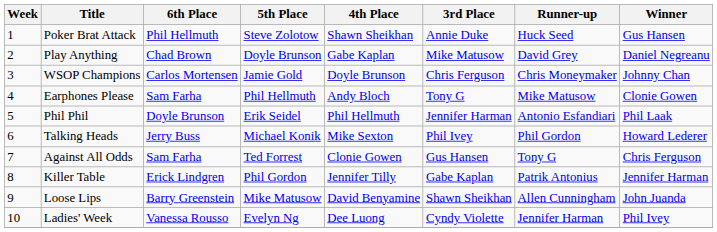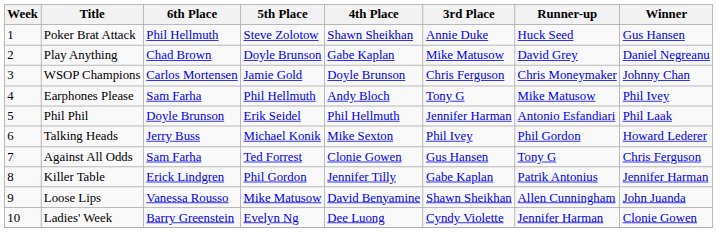(660, 95) Clonie Gowen -> (646, 95) Phil Ivey
(190, 197) Barry Greenstein -> (187, 197) Vanessa Rousso
(187, 217) Vanessa Rousso -> (190, 217) Barry Greenstein
(646, 217) Phil Ivey -> (660, 217) Clonie Gowen
